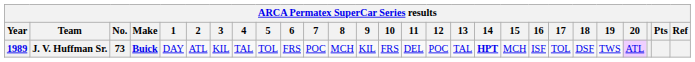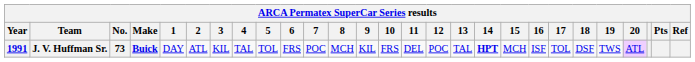(17, 48) 1989 -> (17, 48) 1991
